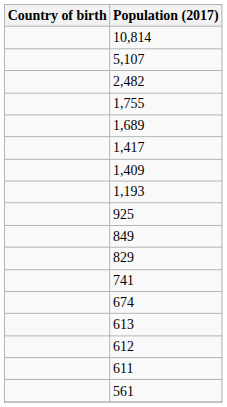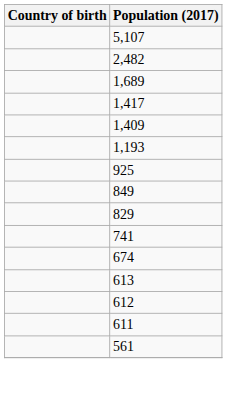- row: (132, 37)
- row: (129, 103)
